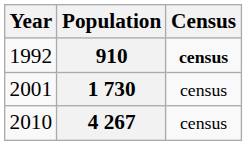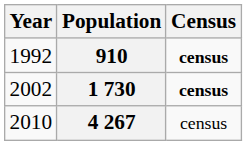(31, 88) 2001 -> (31, 88) 2002
(204, 90) normal -> (204, 88) bold
